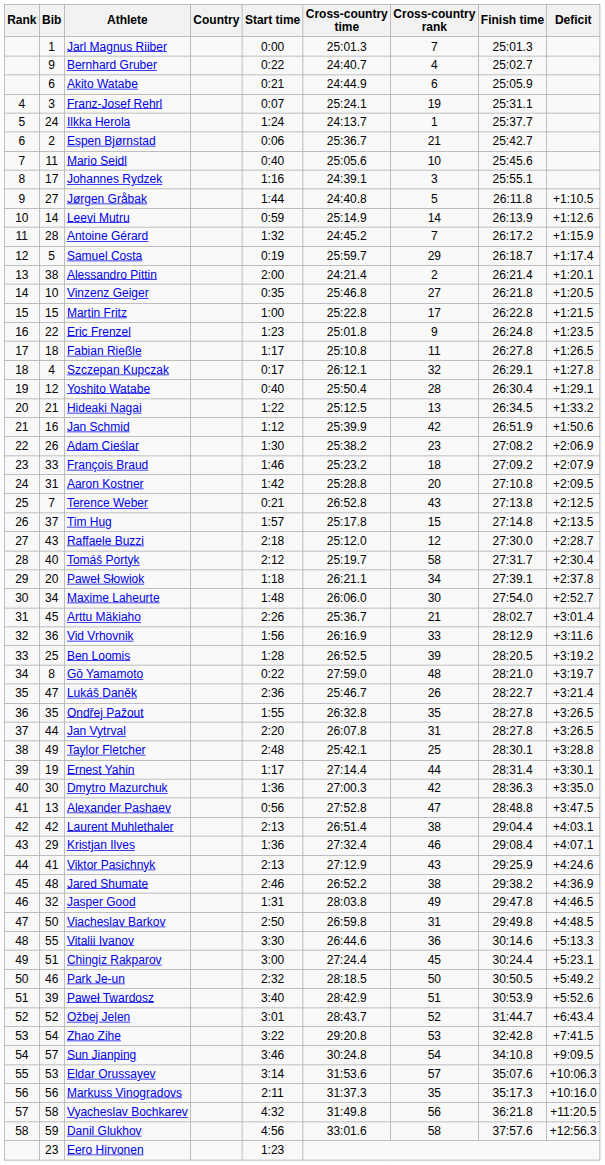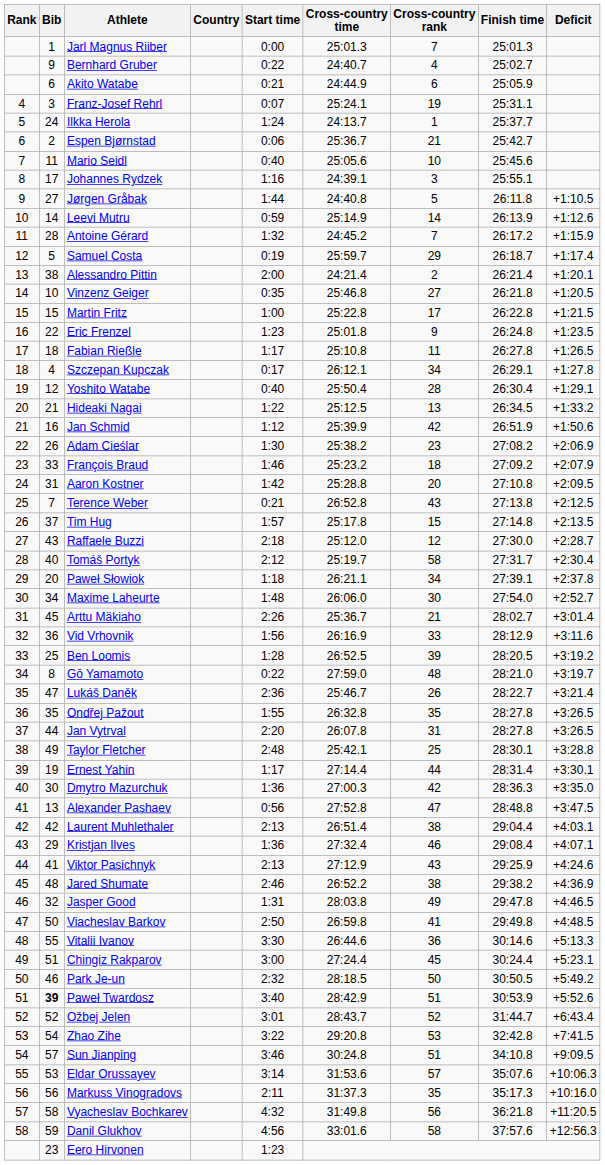(434, 370) 32 -> (434, 370) 34
(434, 921) 31 -> (434, 921) 41
(52, 998) normal -> (52, 998) bold
(434, 1055) 54 -> (434, 1055) 51
